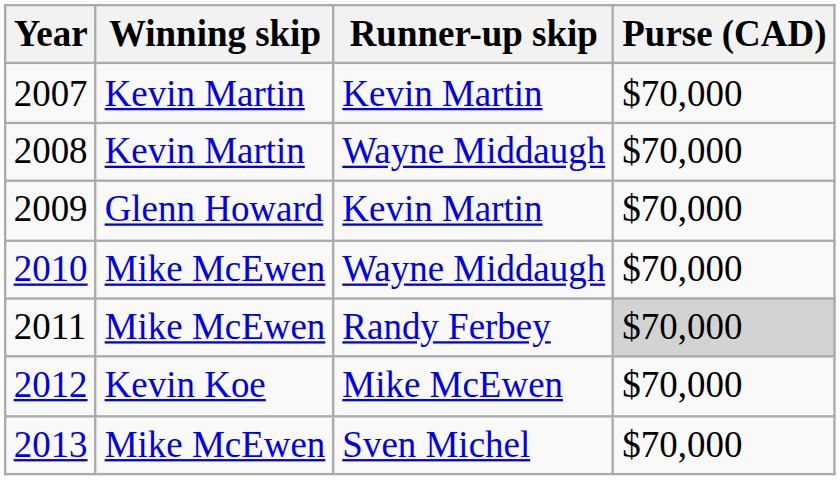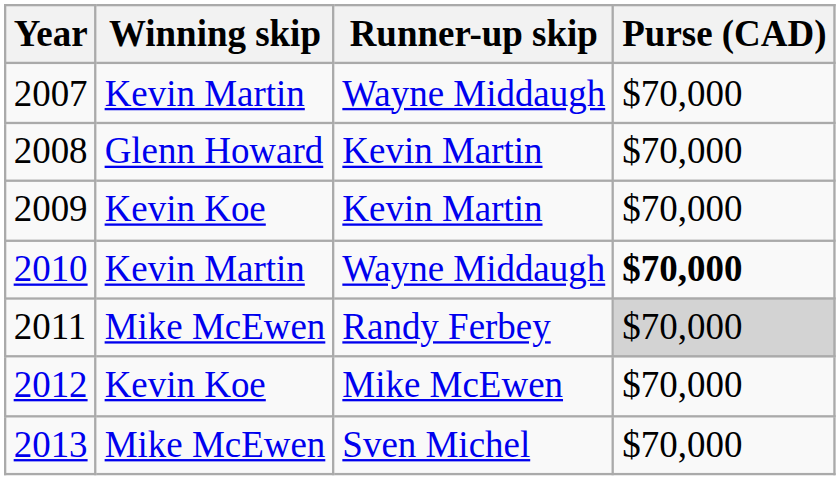(442, 92) Kevin Martin -> (474, 92) Wayne Middaugh
(205, 151) Kevin Martin -> (214, 151) Glenn Howard
(474, 151) Wayne Middaugh -> (442, 151) Kevin Martin
(214, 209) Glenn Howard -> (185, 209) Kevin Koe
(215, 268) Mike McEwen -> (205, 268) Kevin Martin
(682, 268) normal -> (682, 268) bold
